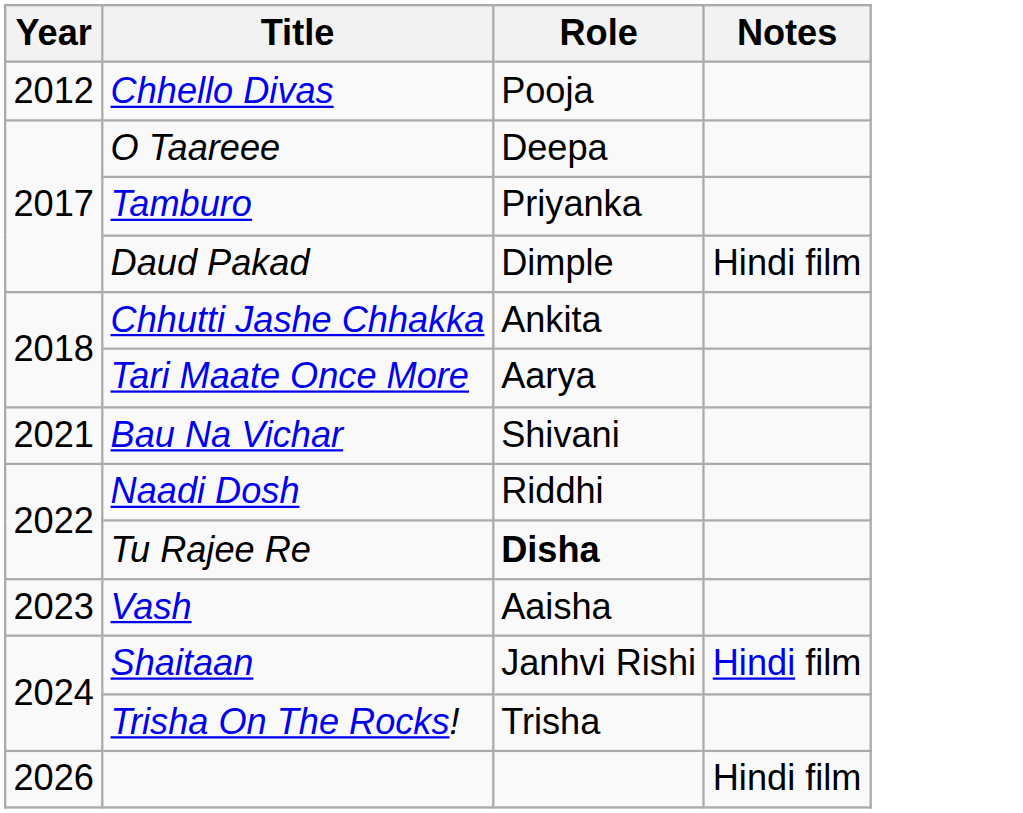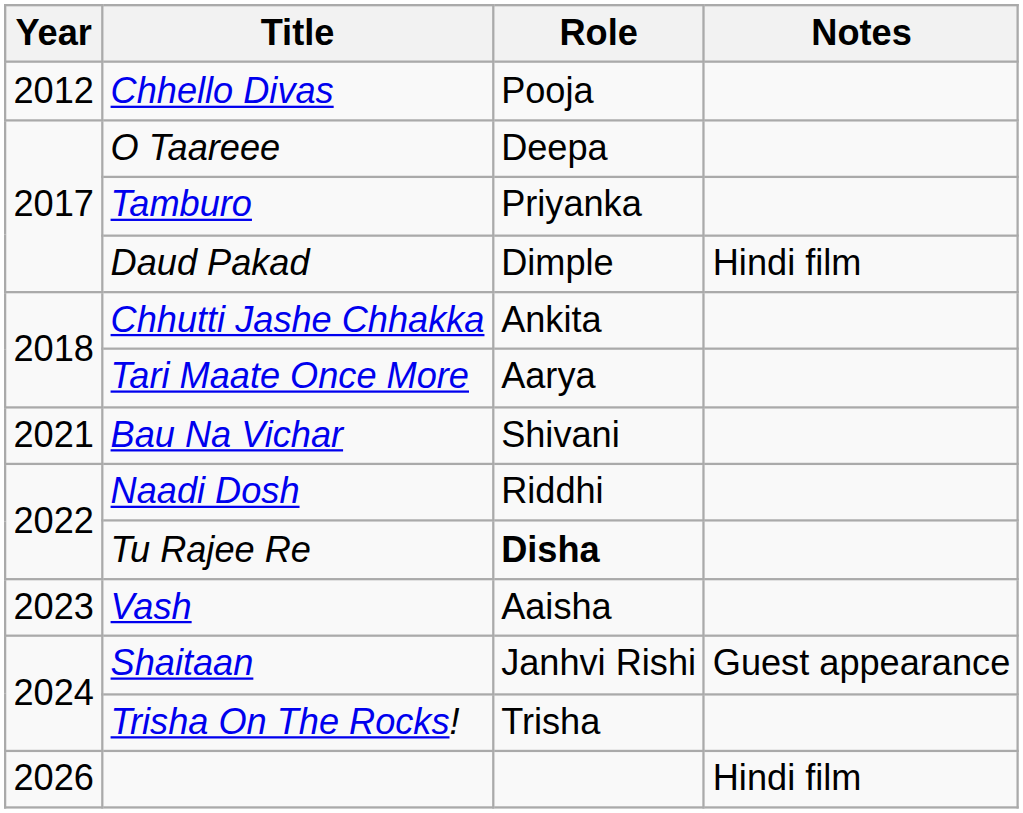(787, 663) Hindi film -> (862, 663) Guest appearance
